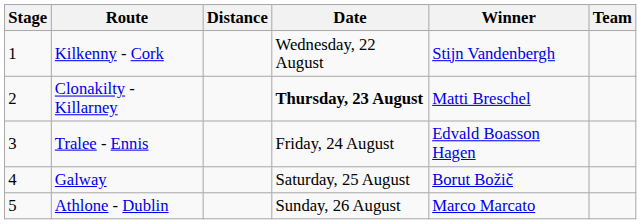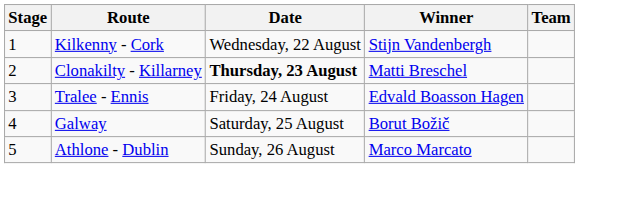- column: (237, 17)
